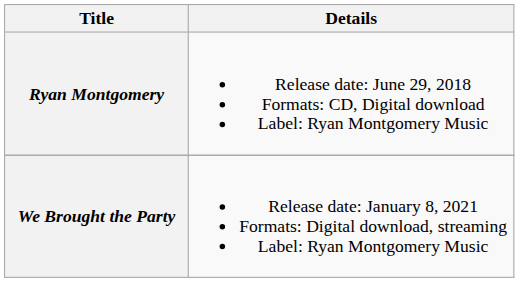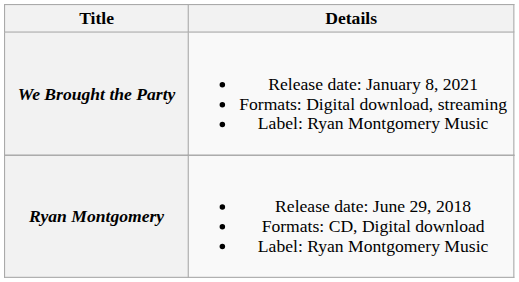rows swapped: (97, 93) <-> (97, 216)
